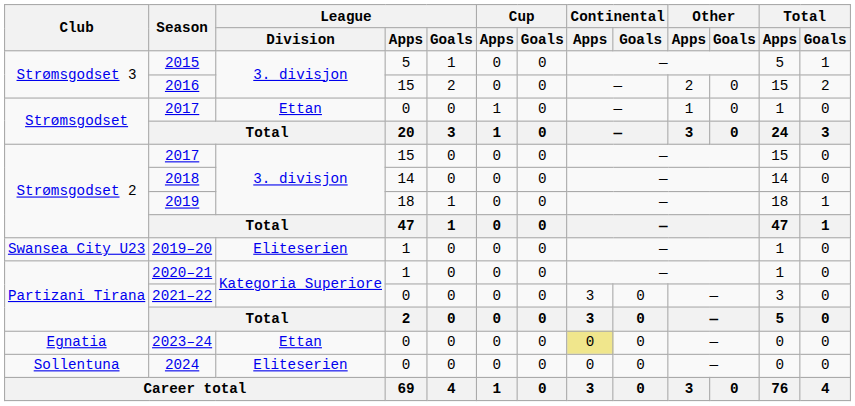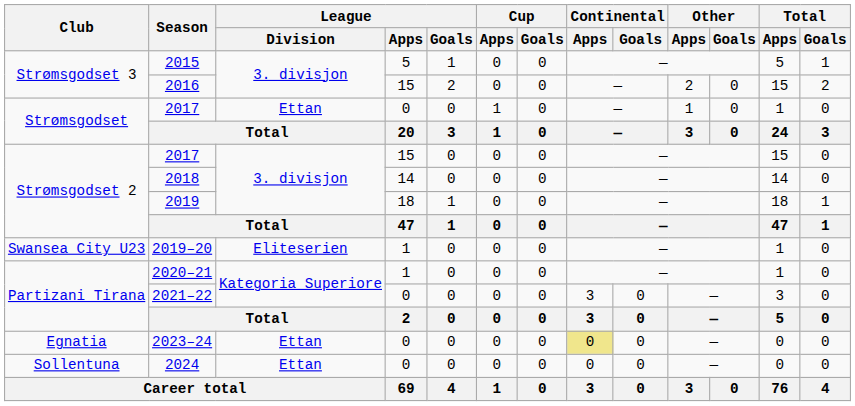(300, 366) Eliteserien -> (300, 366) Ettan
